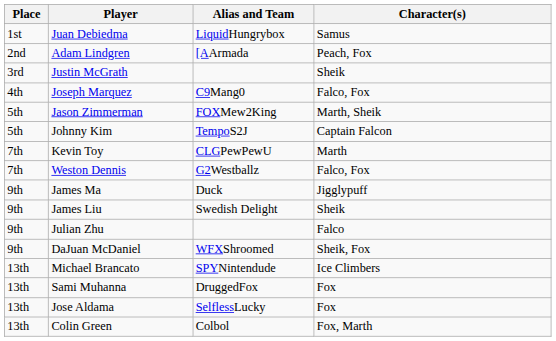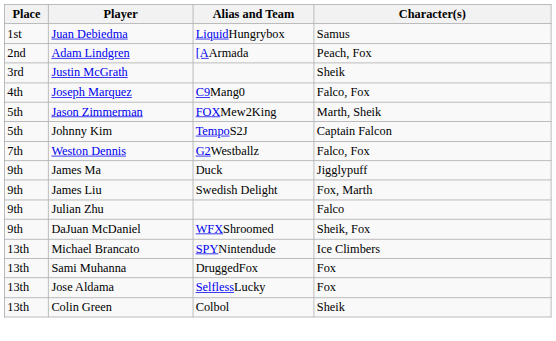- row: (77, 151)
(331, 209) Sheik -> (345, 190) Fox, Marth
(345, 326) Fox, Marth -> (331, 307) Sheik
